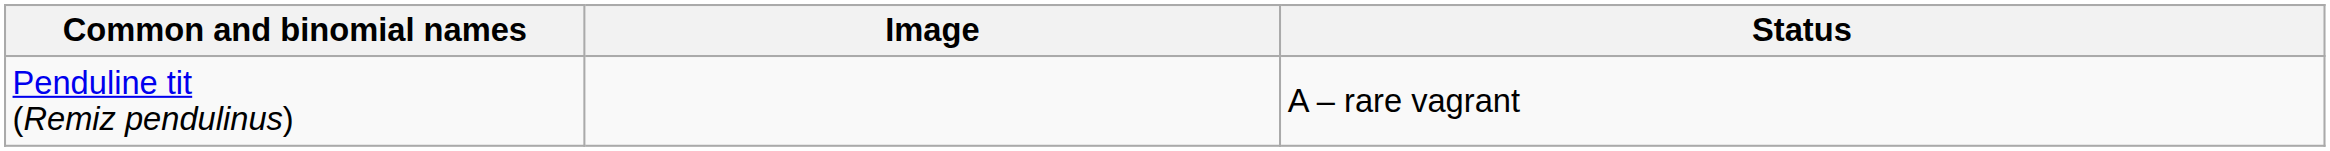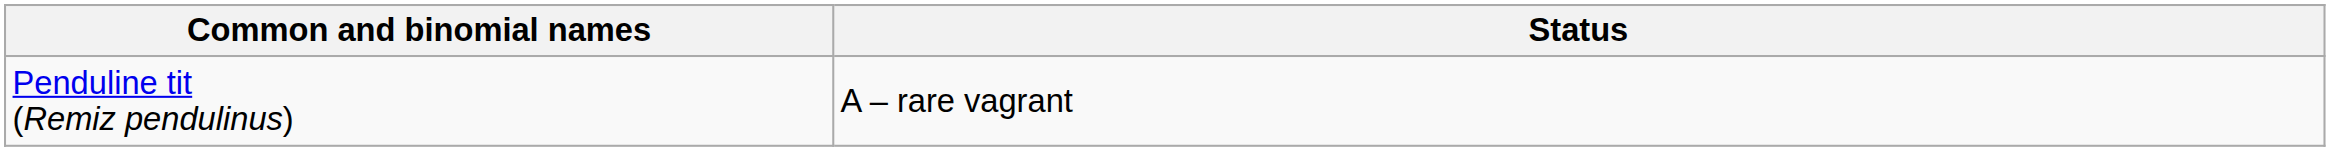- column: (932, 30)
